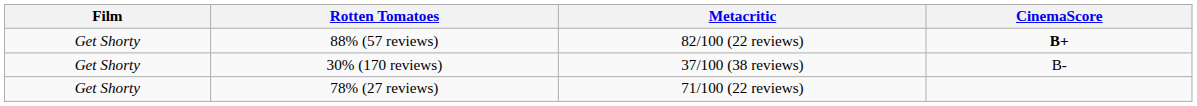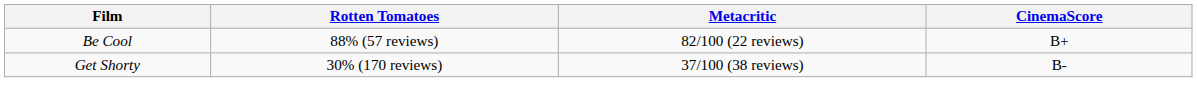(107, 40) Get Shorty -> (107, 40) Be Cool
(1059, 40) bold -> (1059, 40) normal
- row: (384, 88)
